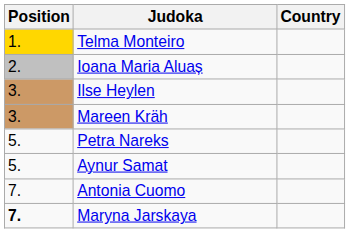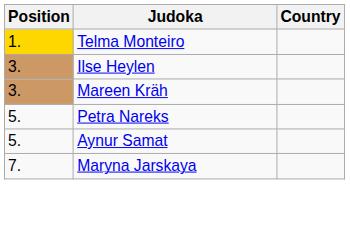- row: (140, 66)
- row: (131, 191)
(15, 215) bold -> (15, 166) normal
